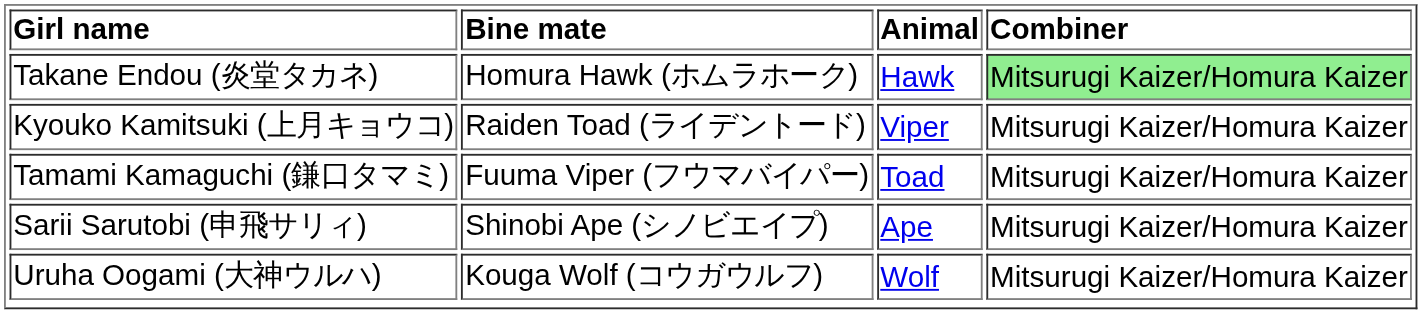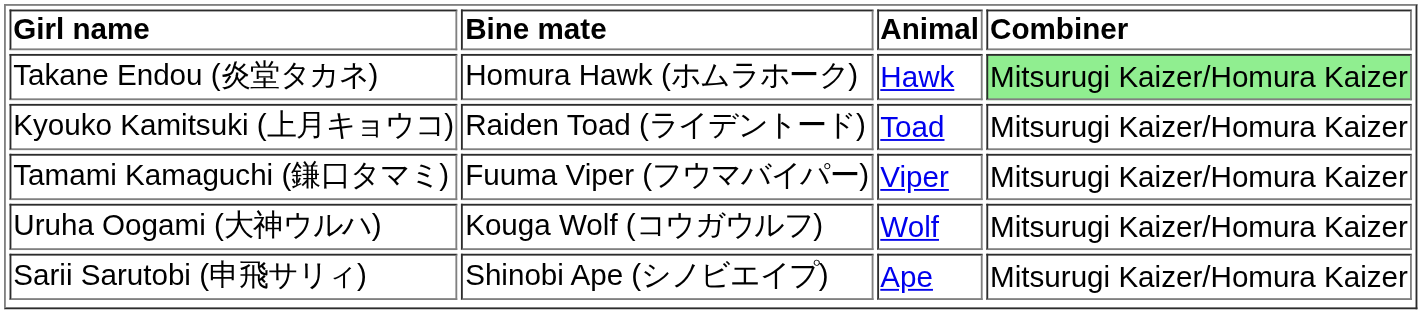(915, 126) Viper -> (912, 126) Toad
(912, 176) Toad -> (915, 176) Viper
rows swapped: (197, 275) <-> (190, 225)
